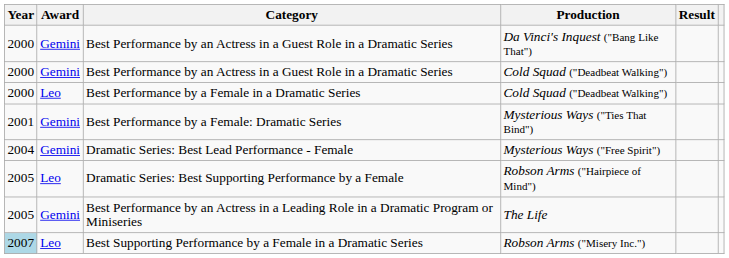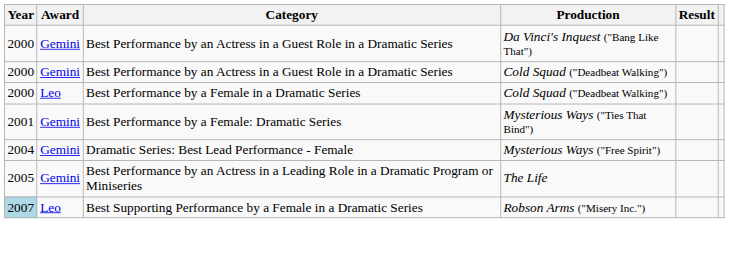- row: (245, 178)
